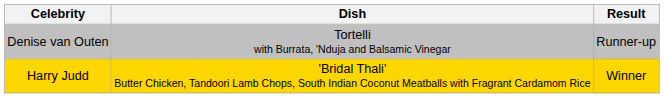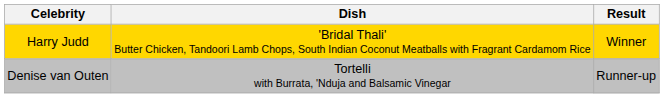rows swapped: (58, 41) <-> (58, 75)
